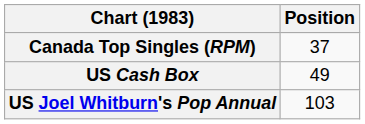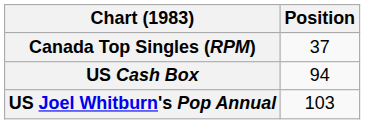(320, 75) 49 -> (320, 75) 94
